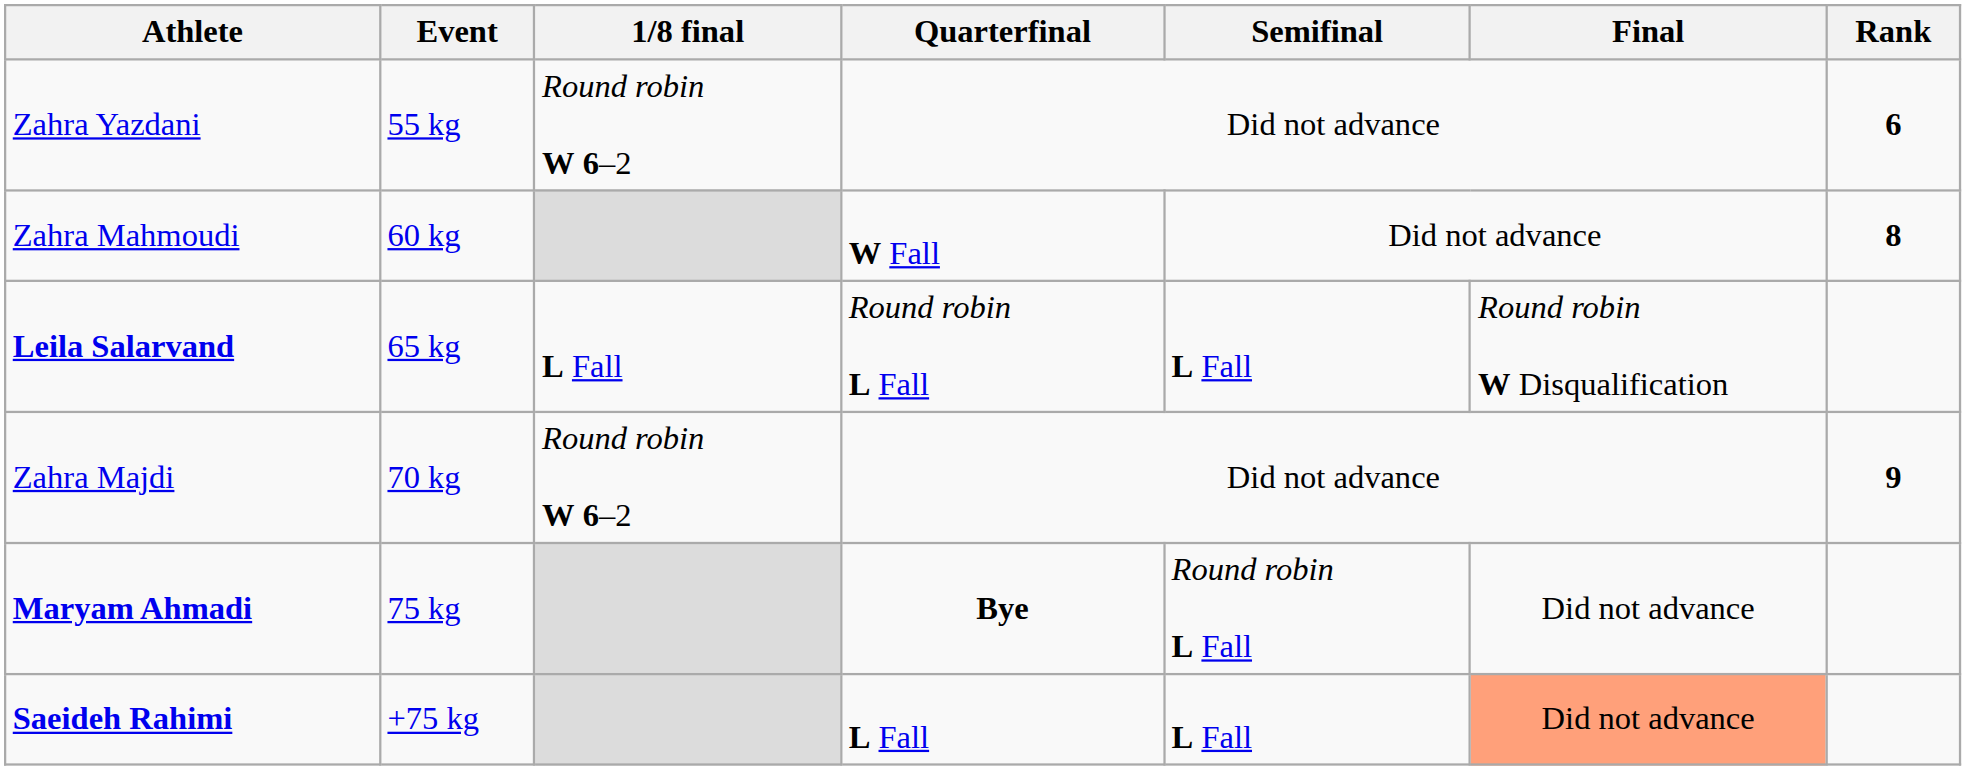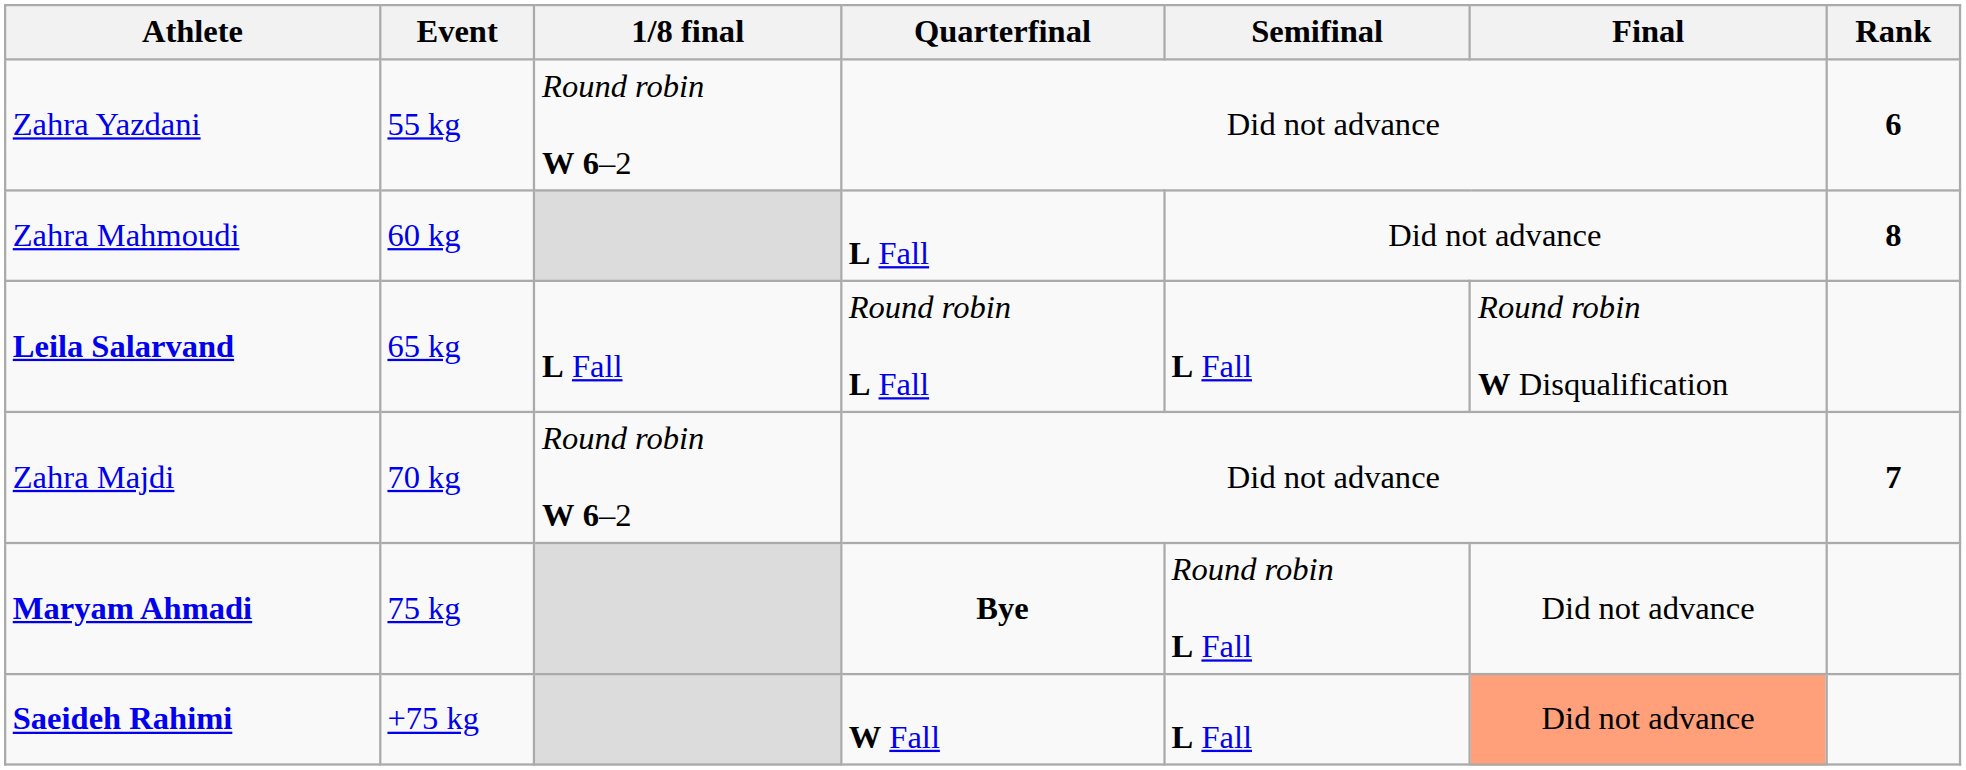(894, 254) W Fall -> (889, 254) L Fall
(1893, 476) 9 -> (1893, 476) 7
(889, 737) L Fall -> (894, 737) W Fall
